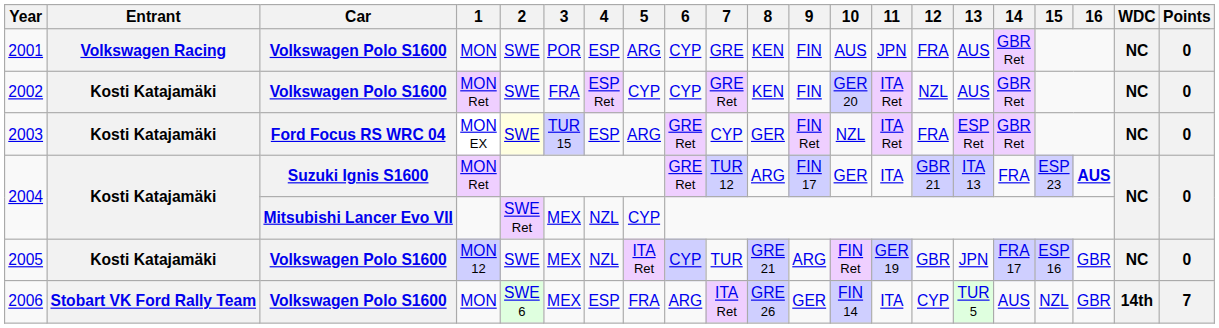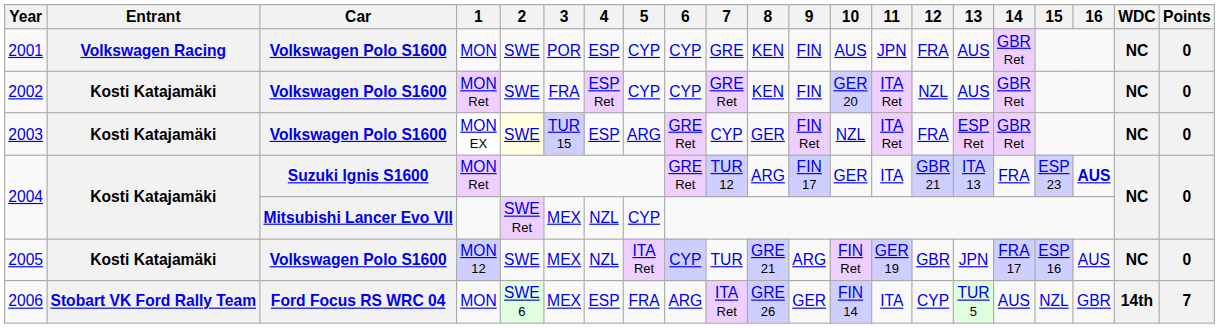(644, 50) ARG -> (644, 50) CYP
(358, 134) Ford Focus RS WRC 04 -> (358, 134) Volkswagen Polo S1600
(1094, 259) GBR -> (1094, 259) AUS
(358, 301) Volkswagen Polo S1600 -> (358, 301) Ford Focus RS WRC 04
